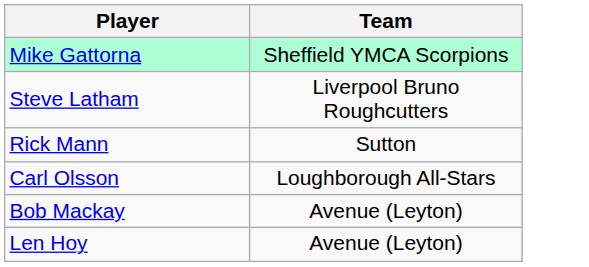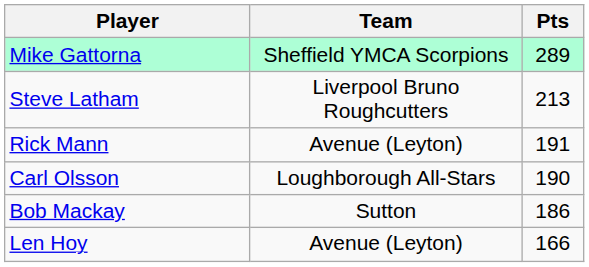+ column: (553, 21)
(386, 144) Sutton -> (386, 144) Avenue (Leyton)
(386, 210) Avenue (Leyton) -> (386, 210) Sutton
